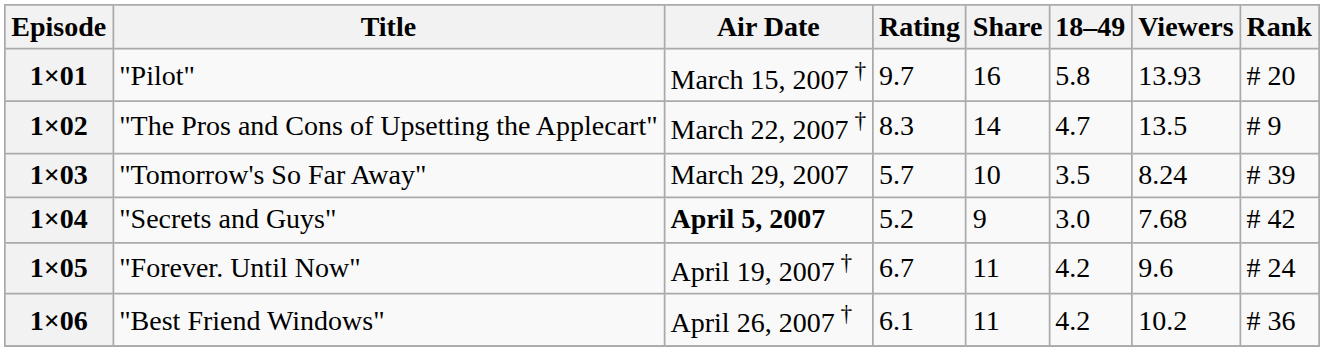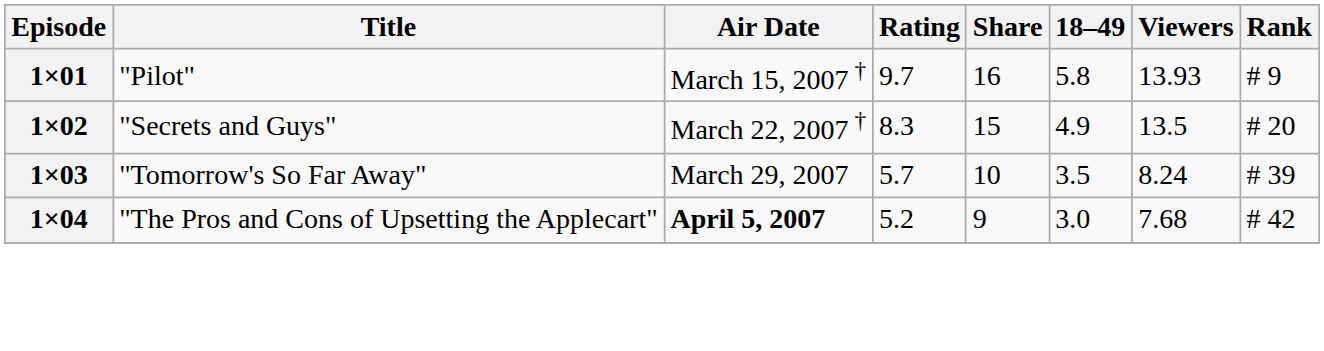(1271, 74) # 20 -> (1264, 74) # 9
(388, 126) "The Pros and Cons of Upsetting the Applecart" -> (228, 126) "Secrets and Guys"
(987, 126) 14 -> (987, 126) 15
(1073, 126) 4.7 -> (1073, 126) 4.9
(1264, 126) # 9 -> (1271, 126) # 20
(228, 219) "Secrets and Guys" -> (388, 219) "The Pros and Cons of Upsetting the Applecart"
- row: (59, 267)
- row: (59, 319)
